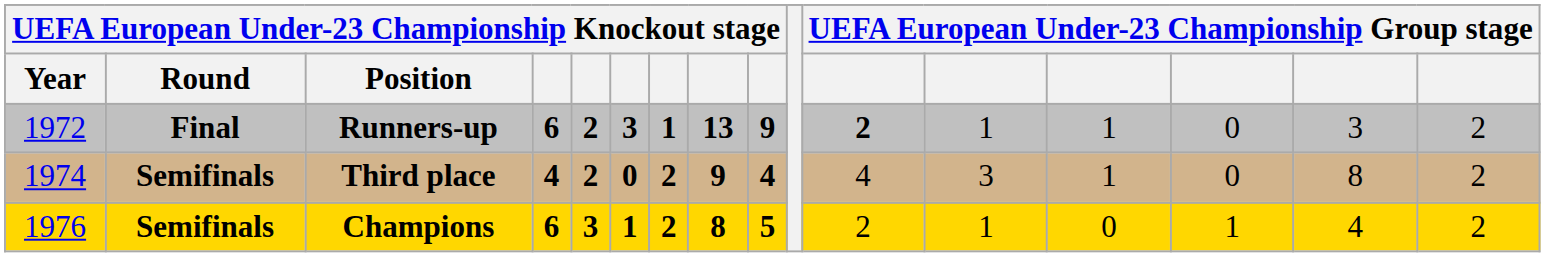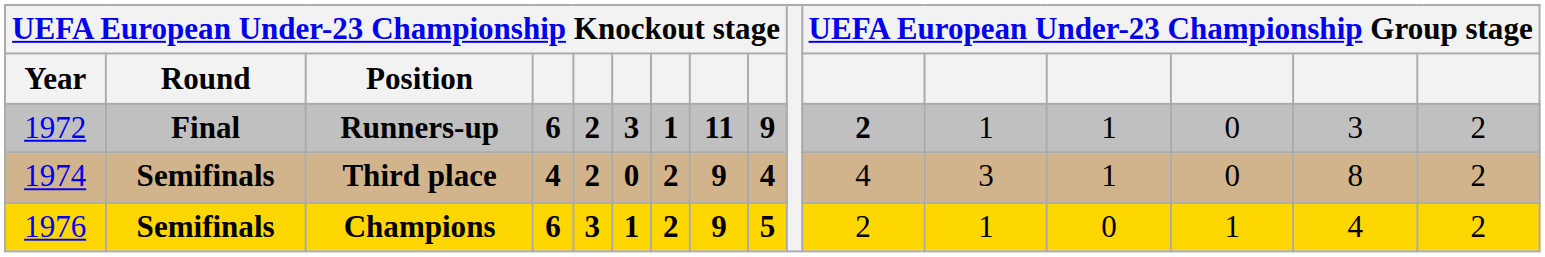(718, 127) 13 -> (719, 127) 11
(718, 226) 8 -> (719, 226) 9
